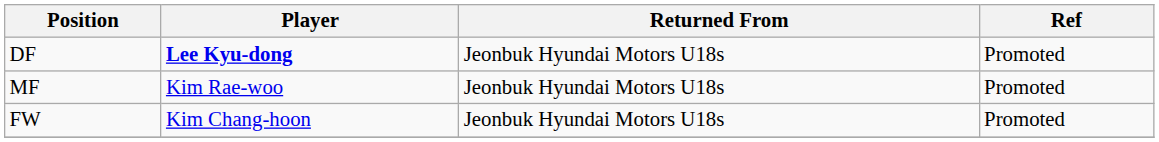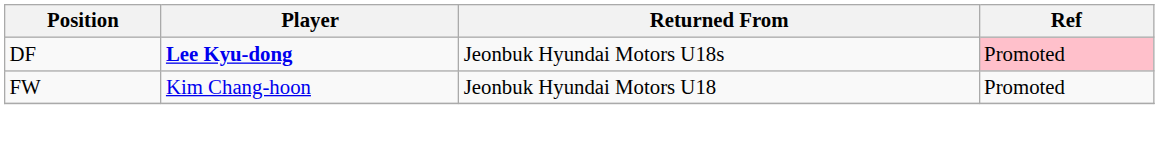(1025, 53) no background -> (1025, 53) pink background
- row: (24, 86)
(594, 119) Jeonbuk Hyundai Motors U18s -> (590, 86) Jeonbuk Hyundai Motors U18
